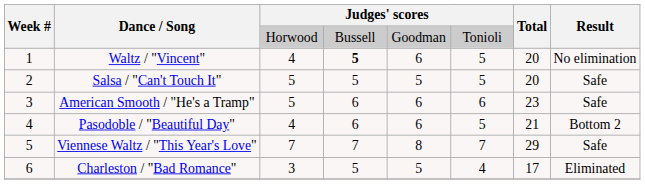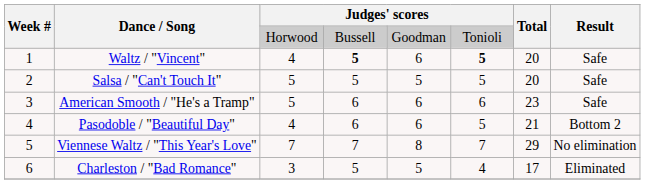(482, 59) normal -> (482, 59) bold
(595, 59) No elimination -> (595, 59) Safe
(595, 146) Safe -> (595, 146) No elimination
